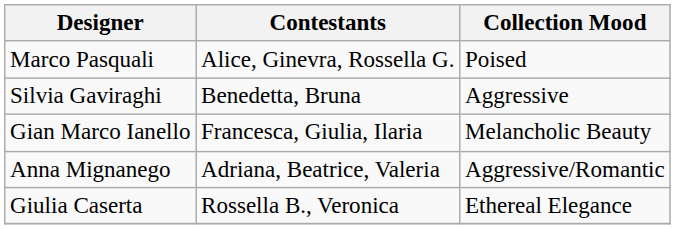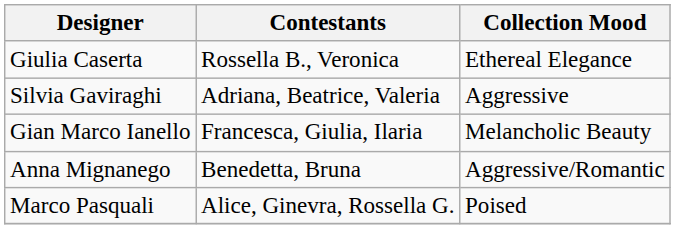rows swapped: (76, 205) <-> (82, 59)
(281, 95) Benedetta, Bruna -> (320, 95) Adriana, Beatrice, Valeria
(320, 168) Adriana, Beatrice, Valeria -> (281, 168) Benedetta, Bruna
